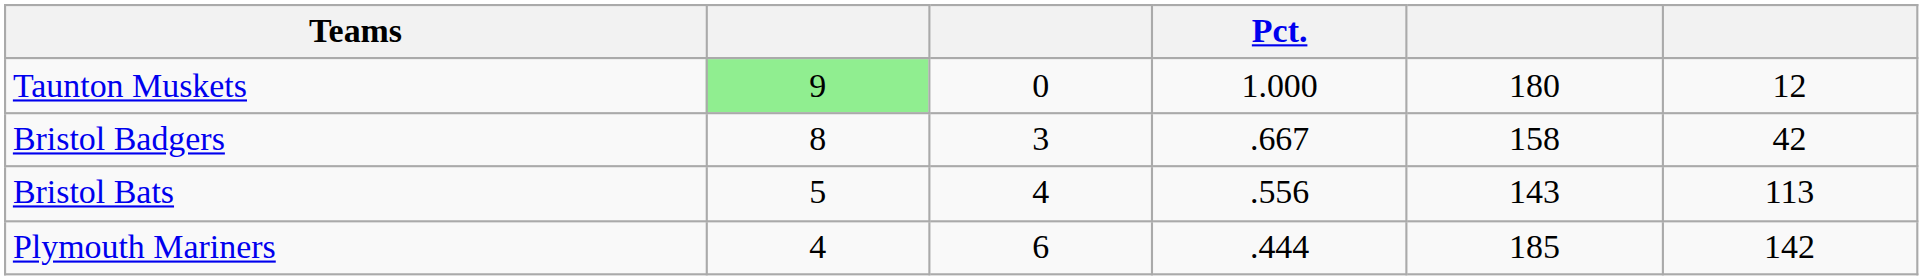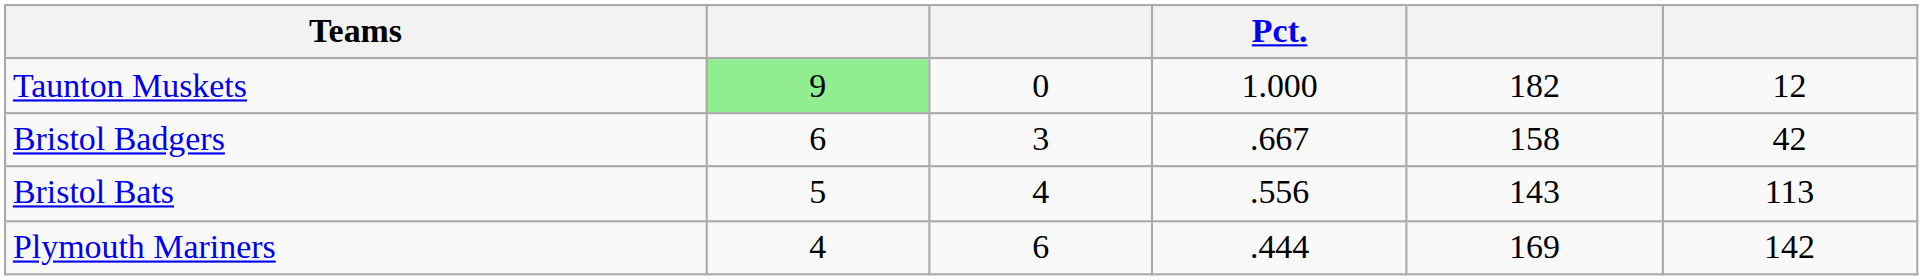(1535, 85) 180 -> (1535, 85) 182
(818, 138) 8 -> (818, 138) 6
(1535, 246) 185 -> (1535, 246) 169
